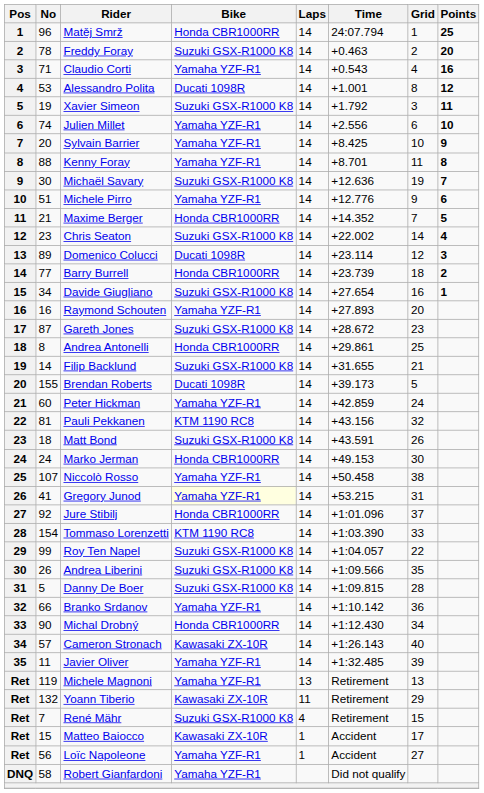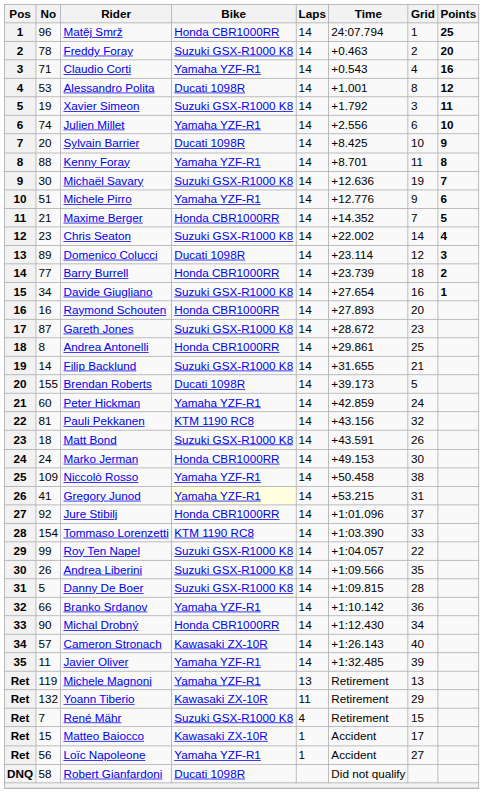(218, 144) Yamaha YZF-R1 -> (210, 144) Ducati 1098R
(218, 310) Yamaha YZF-R1 -> (227, 310) Honda CBR1000RR
(48, 477) 107 -> (48, 477) 109
(218, 773) Yamaha YZF-R1 -> (210, 773) Ducati 1098R
